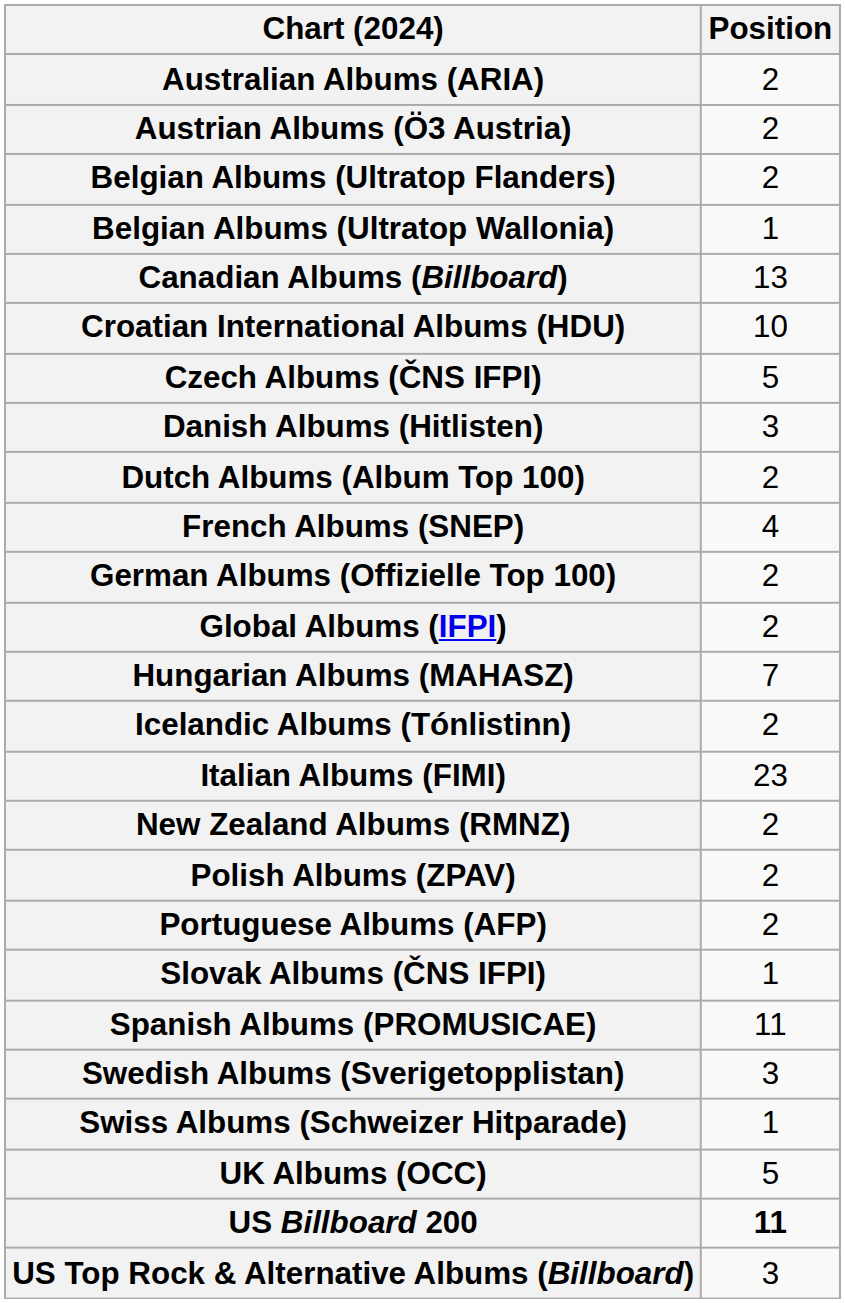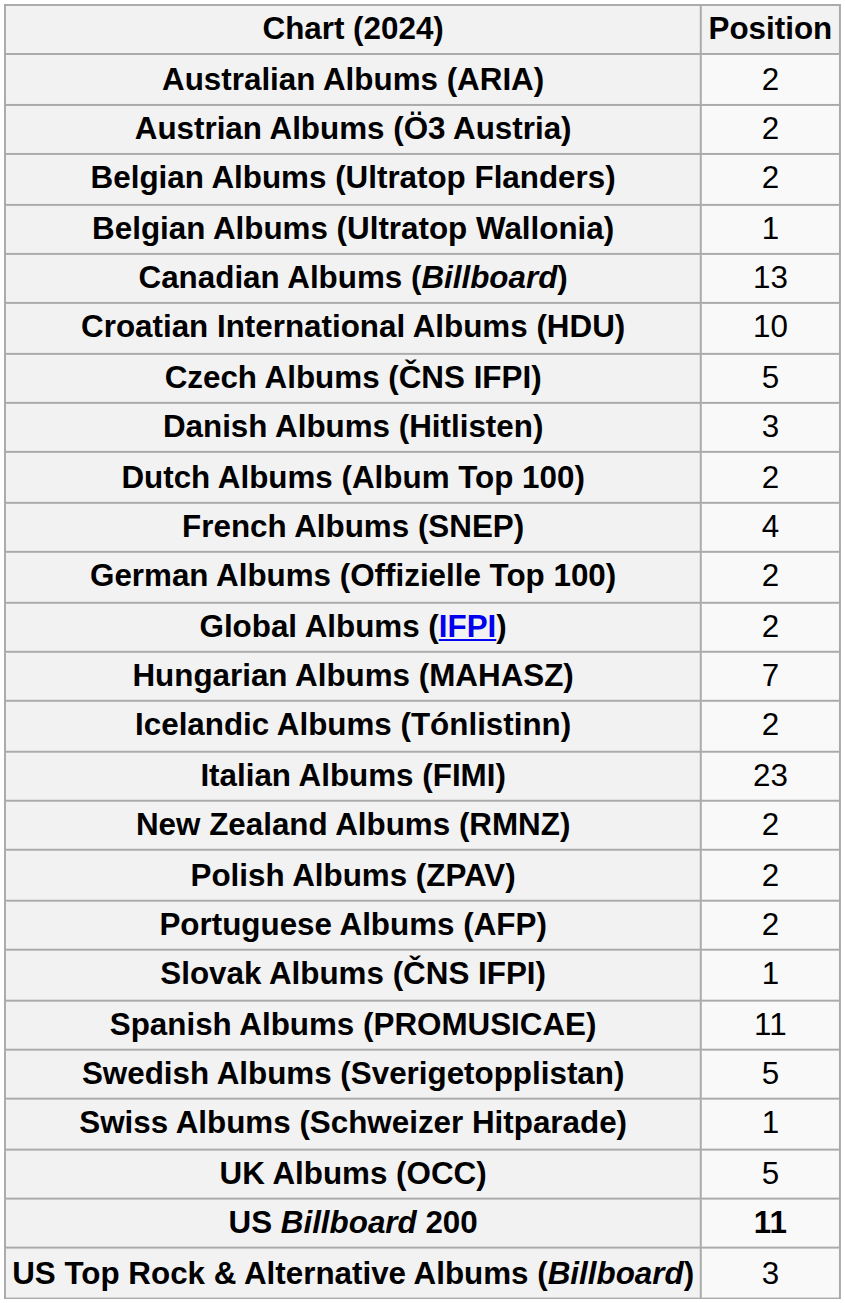(770, 1073) 3 -> (770, 1073) 5
